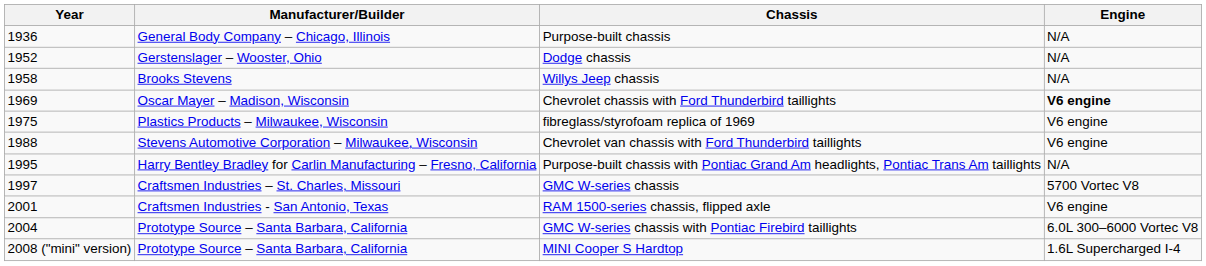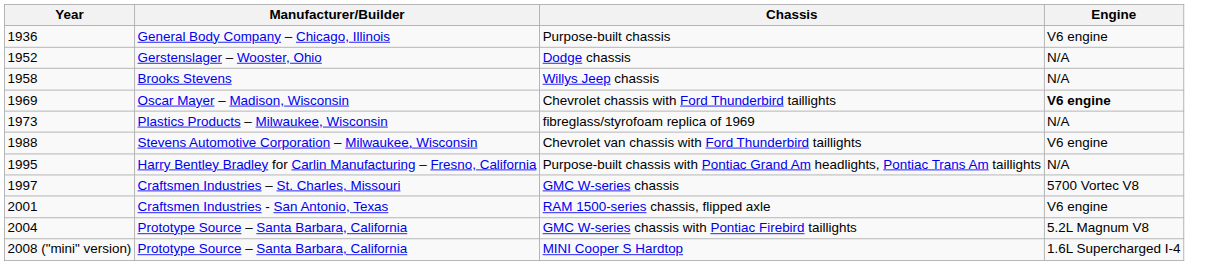(1058, 36) N/A -> (1077, 36) V6 engine
(22, 121) 1975 -> (22, 121) 1973
(1077, 121) V6 engine -> (1058, 121) N/A
(1123, 228) 6.0L 300–6000 Vortec V8 -> (1098, 228) 5.2L Magnum V8
